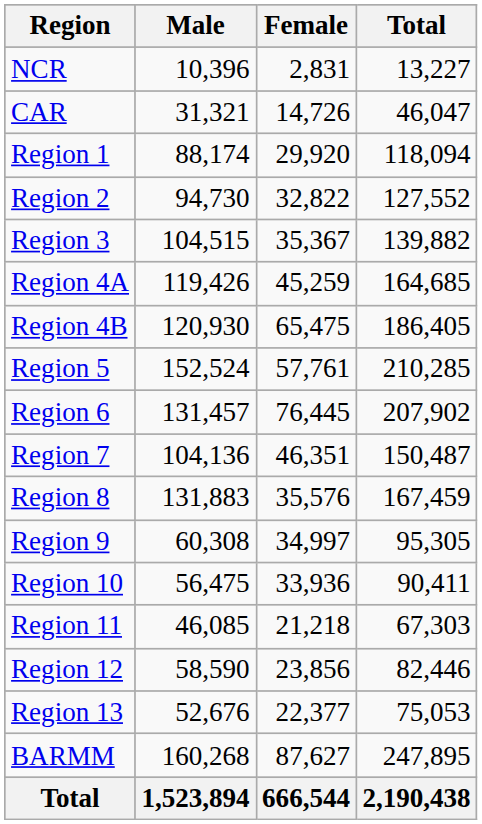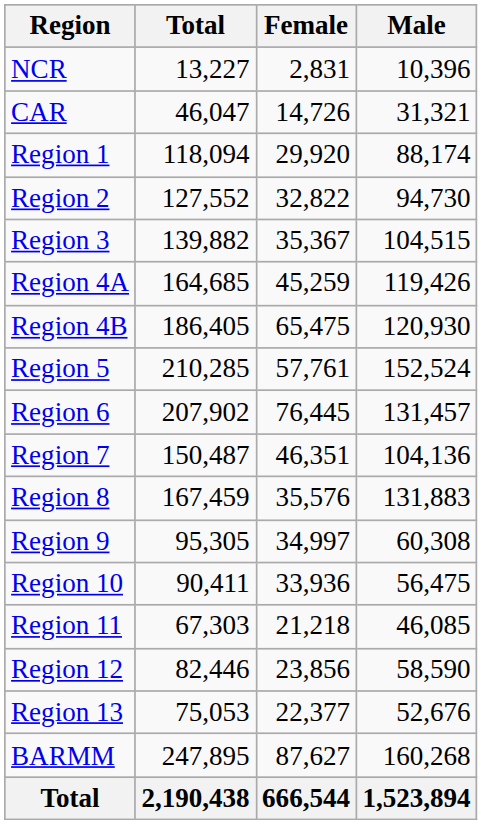columns swapped: (196, 25) <-> (417, 25)
